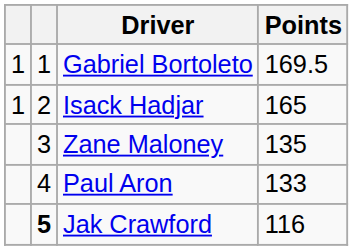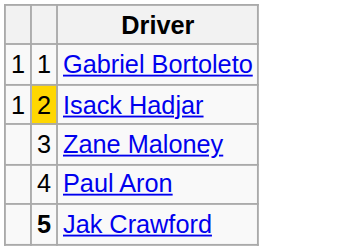- column: (303, 24)
(44, 104) no background -> (44, 104) gold background
